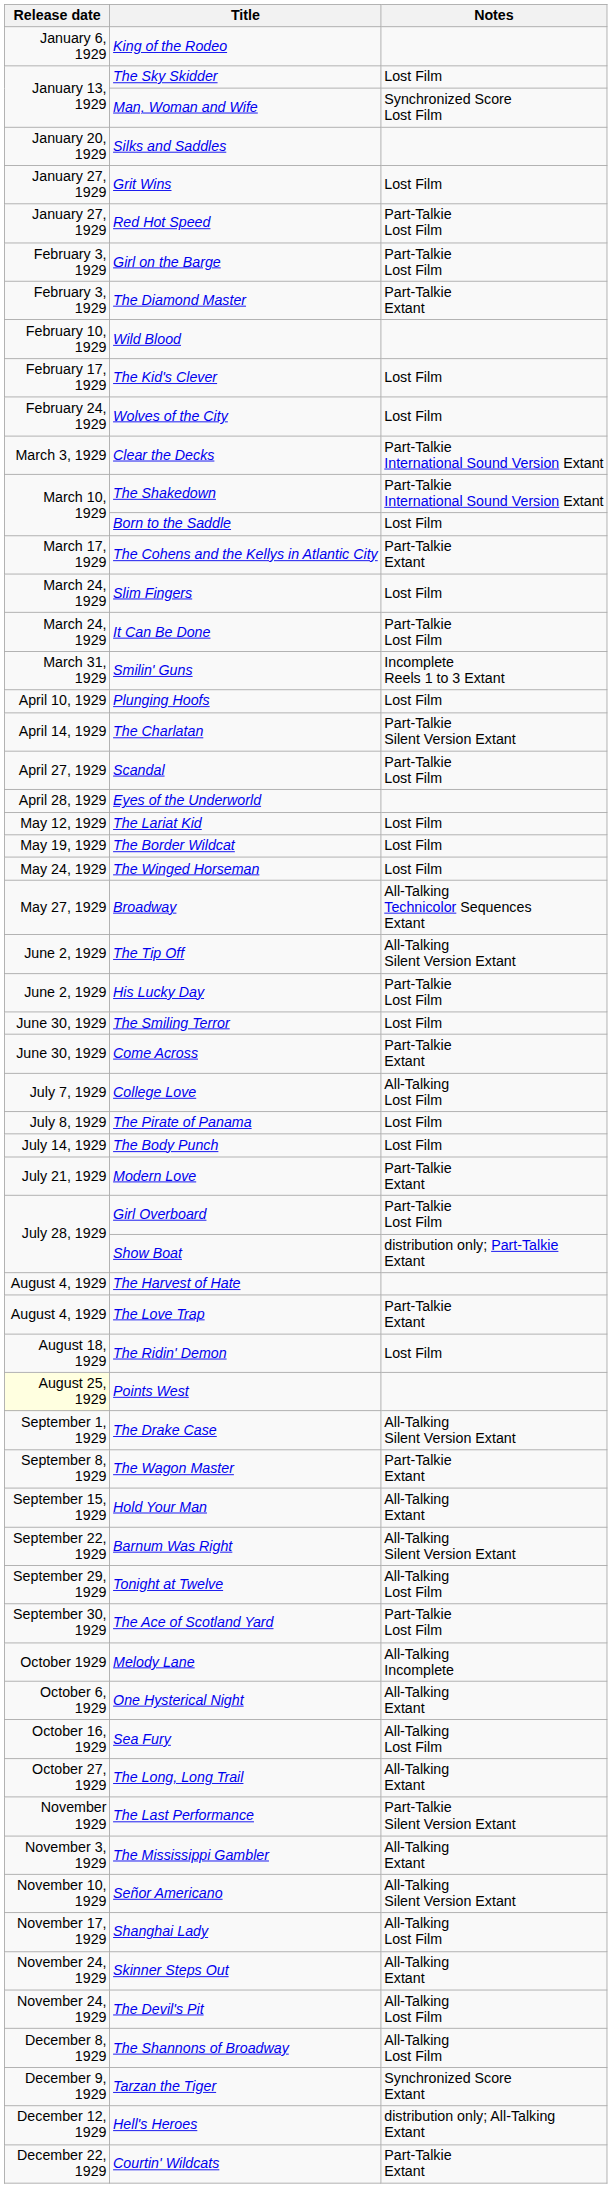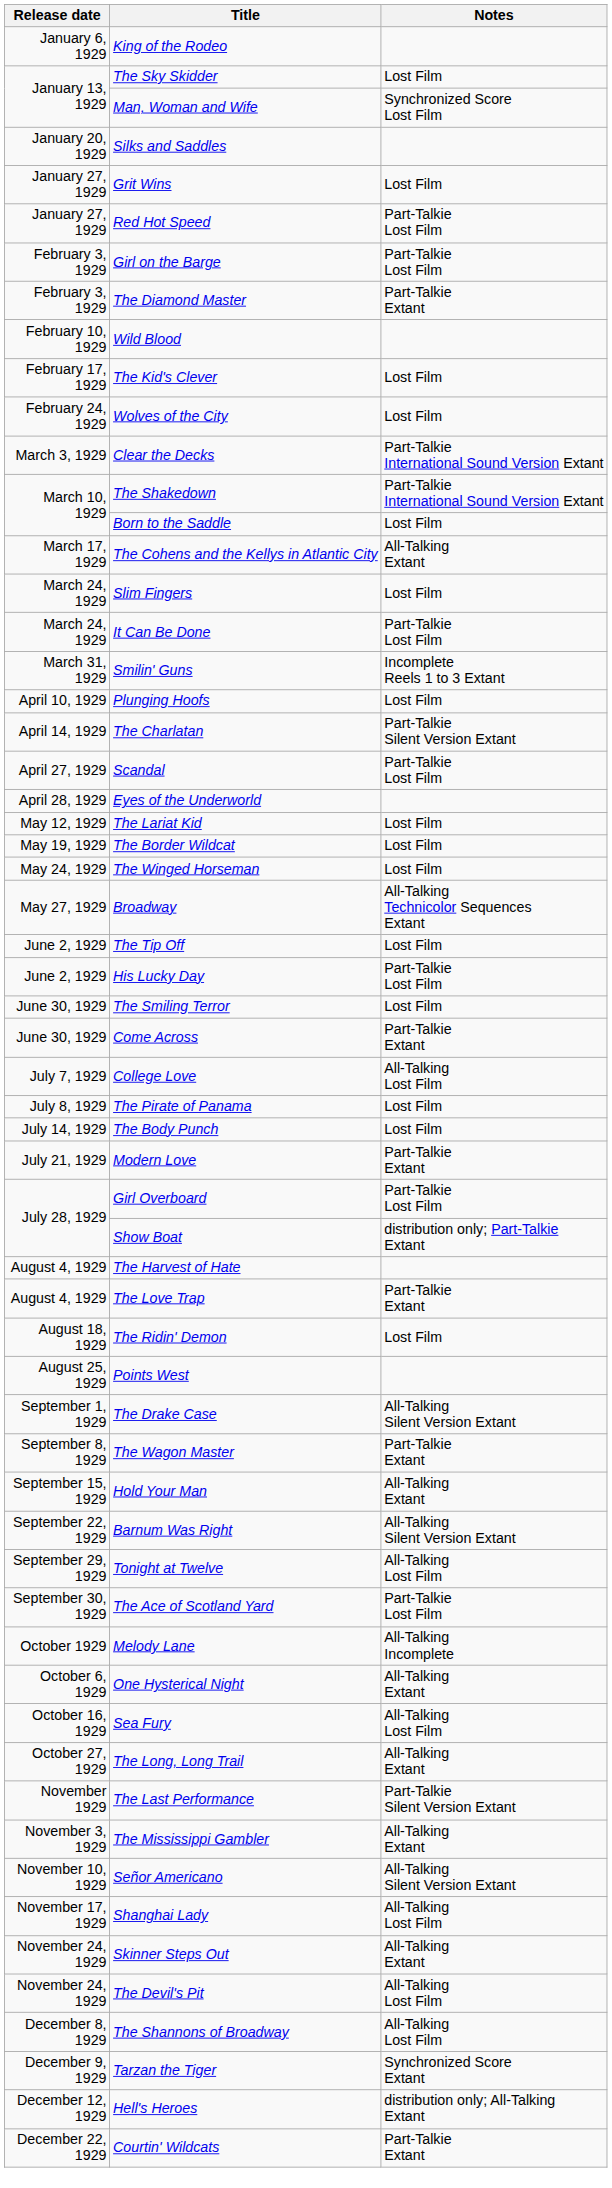(418, 554) Part-Talkie Extant -> (417, 554) All-Talking Extant
(450, 953) All-Talking Silent Version Extant -> (413, 945) Lost Film
(72, 1391) lightyellow background -> (72, 1375) no background
